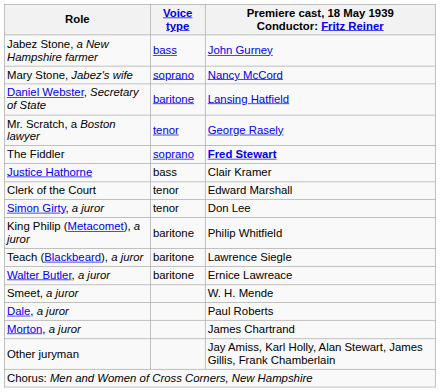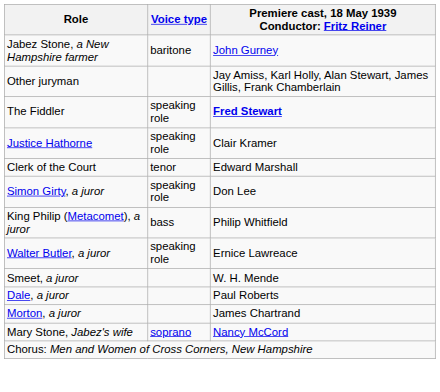(165, 50) bass -> (171, 50) baritone
rows swapped: (70, 75) <-> (43, 354)
- row: (73, 99)
- row: (61, 130)
(173, 154) soprano -> (173, 112) speaking role
(165, 172) bass -> (173, 143) speaking role
(166, 208) tenor -> (173, 191) speaking role
(173, 233) baritone -> (162, 222) bass
- row: (75, 257)
(173, 275) baritone -> (173, 253) speaking role
